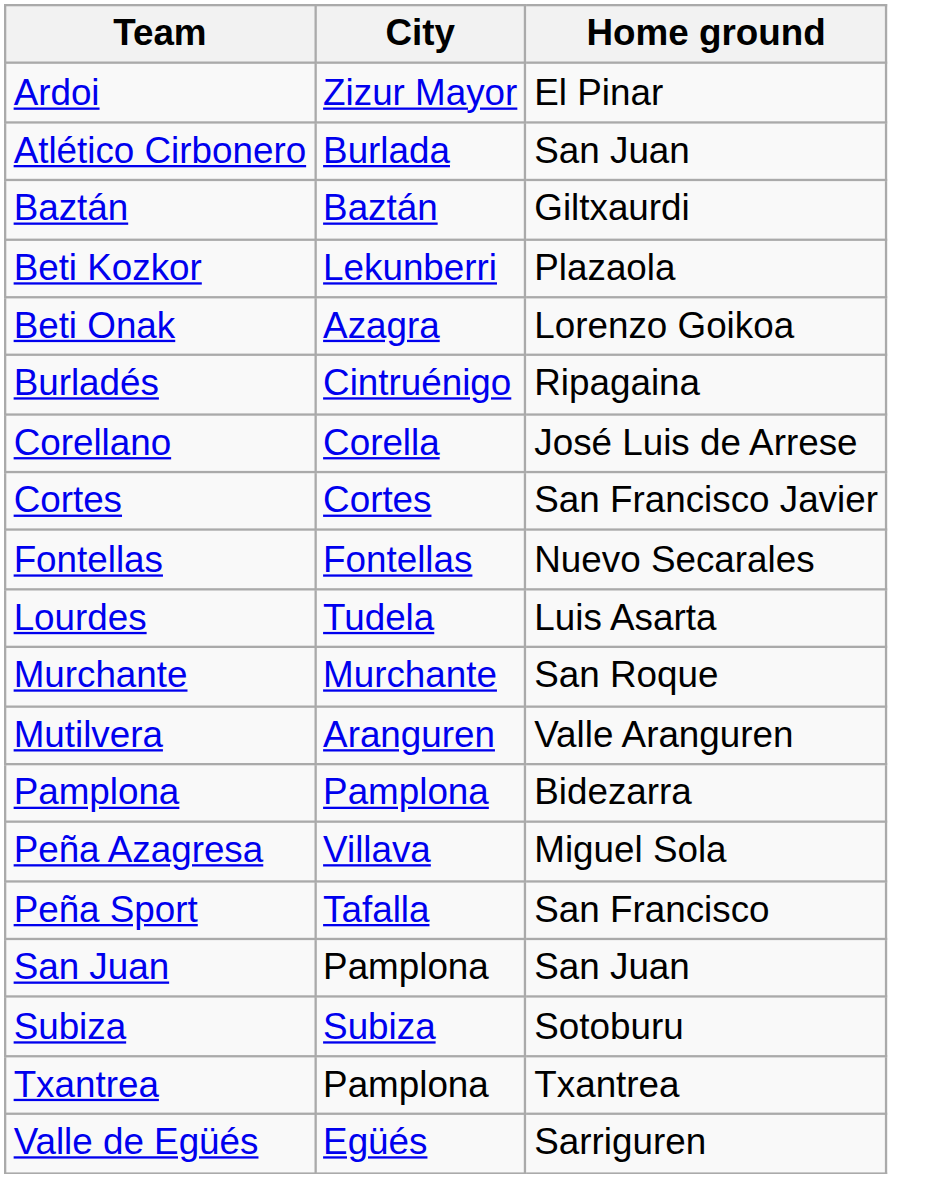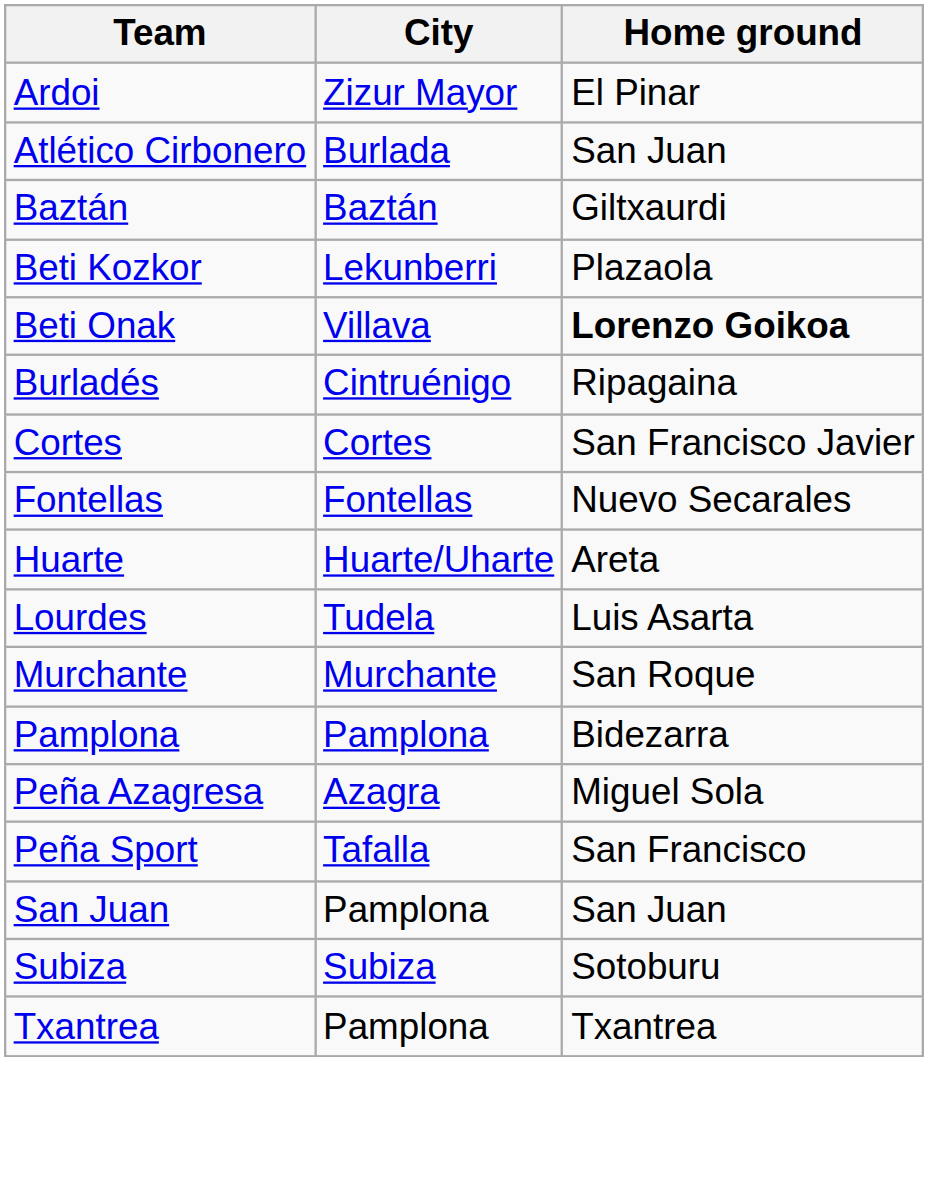(381, 325) Azagra -> (377, 325) Villava
(664, 325) normal -> (710, 325) bold
- row: (92, 442)
+ row: (69, 558)
- row: (88, 734)
(377, 850) Villava -> (381, 792) Azagra
- row: (136, 1142)
